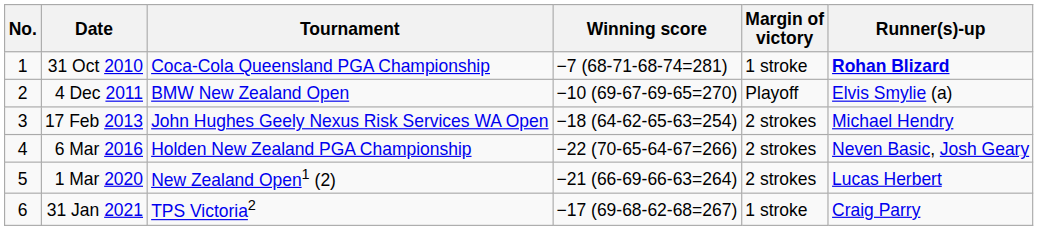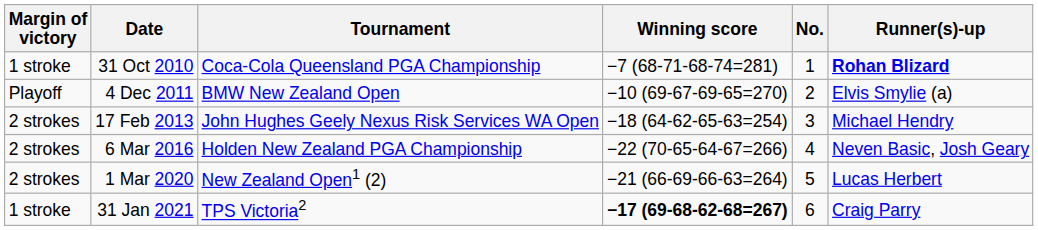columns swapped: (23, 28) <-> (785, 28)
(647, 209) normal -> (697, 209) bold
